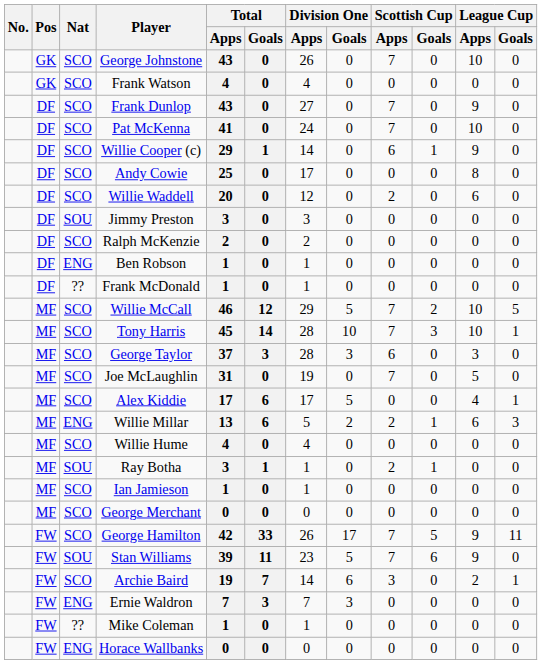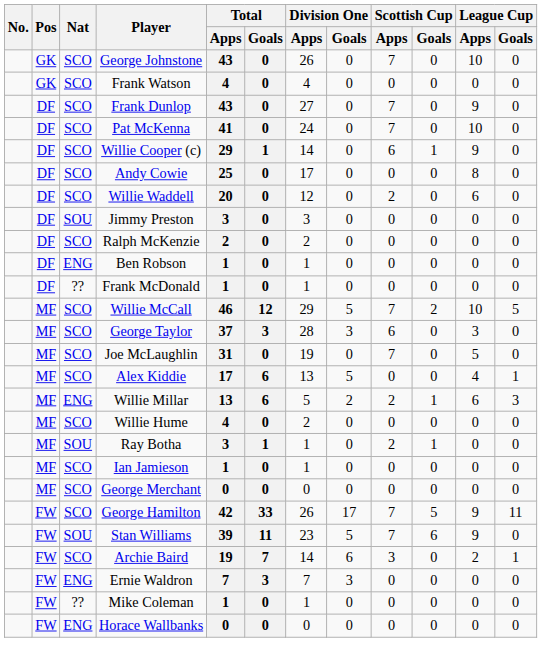- row: (151, 331)
(307, 399) 17 -> (307, 377) 13
(307, 444) 4 -> (307, 422) 2
